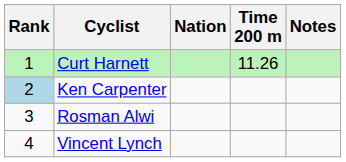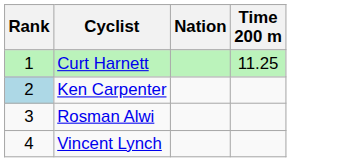- column: (313, 27)
(258, 63) 11.26 -> (258, 63) 11.25
